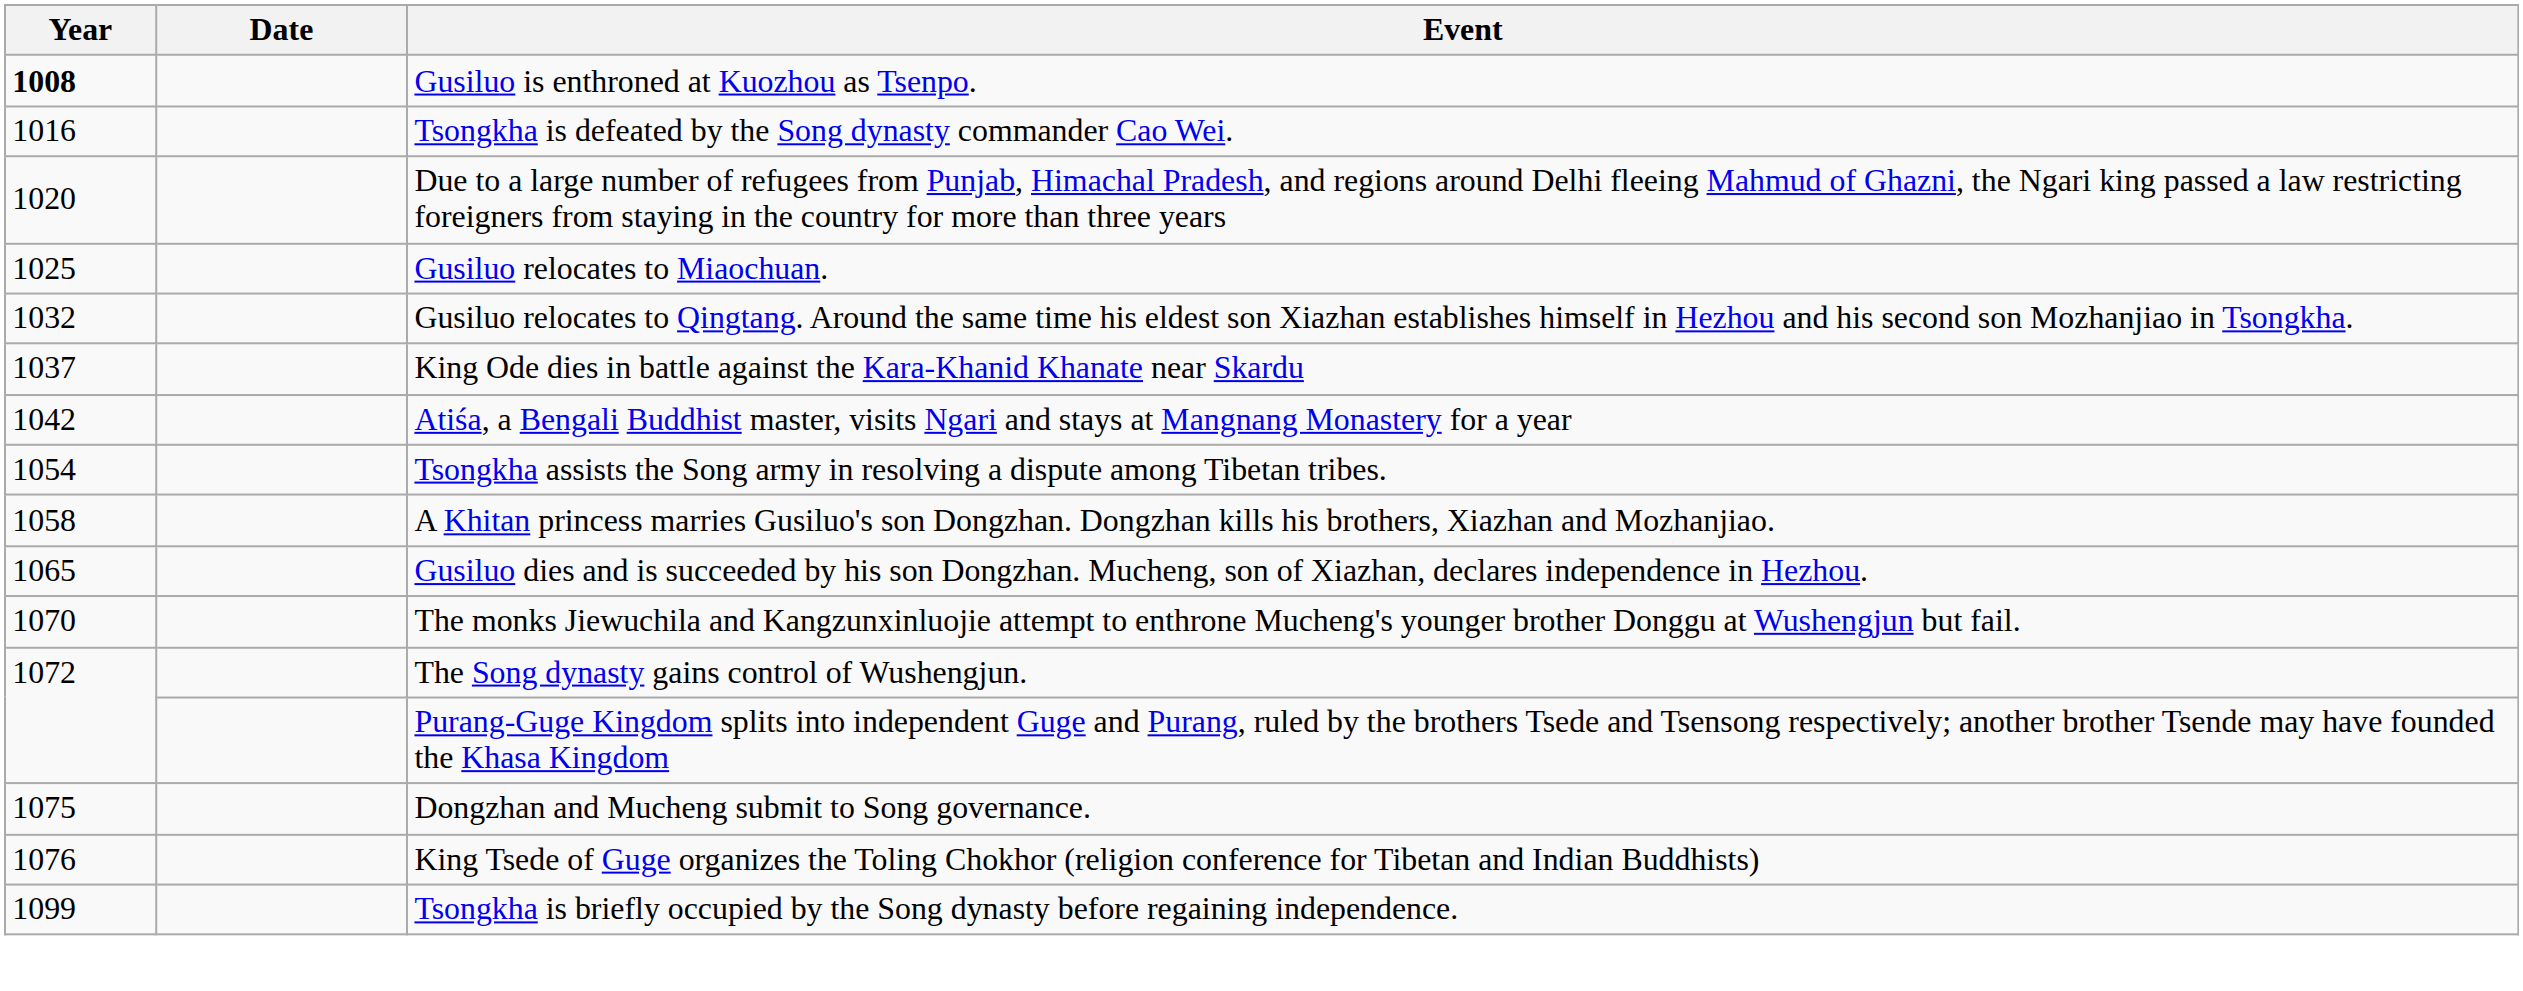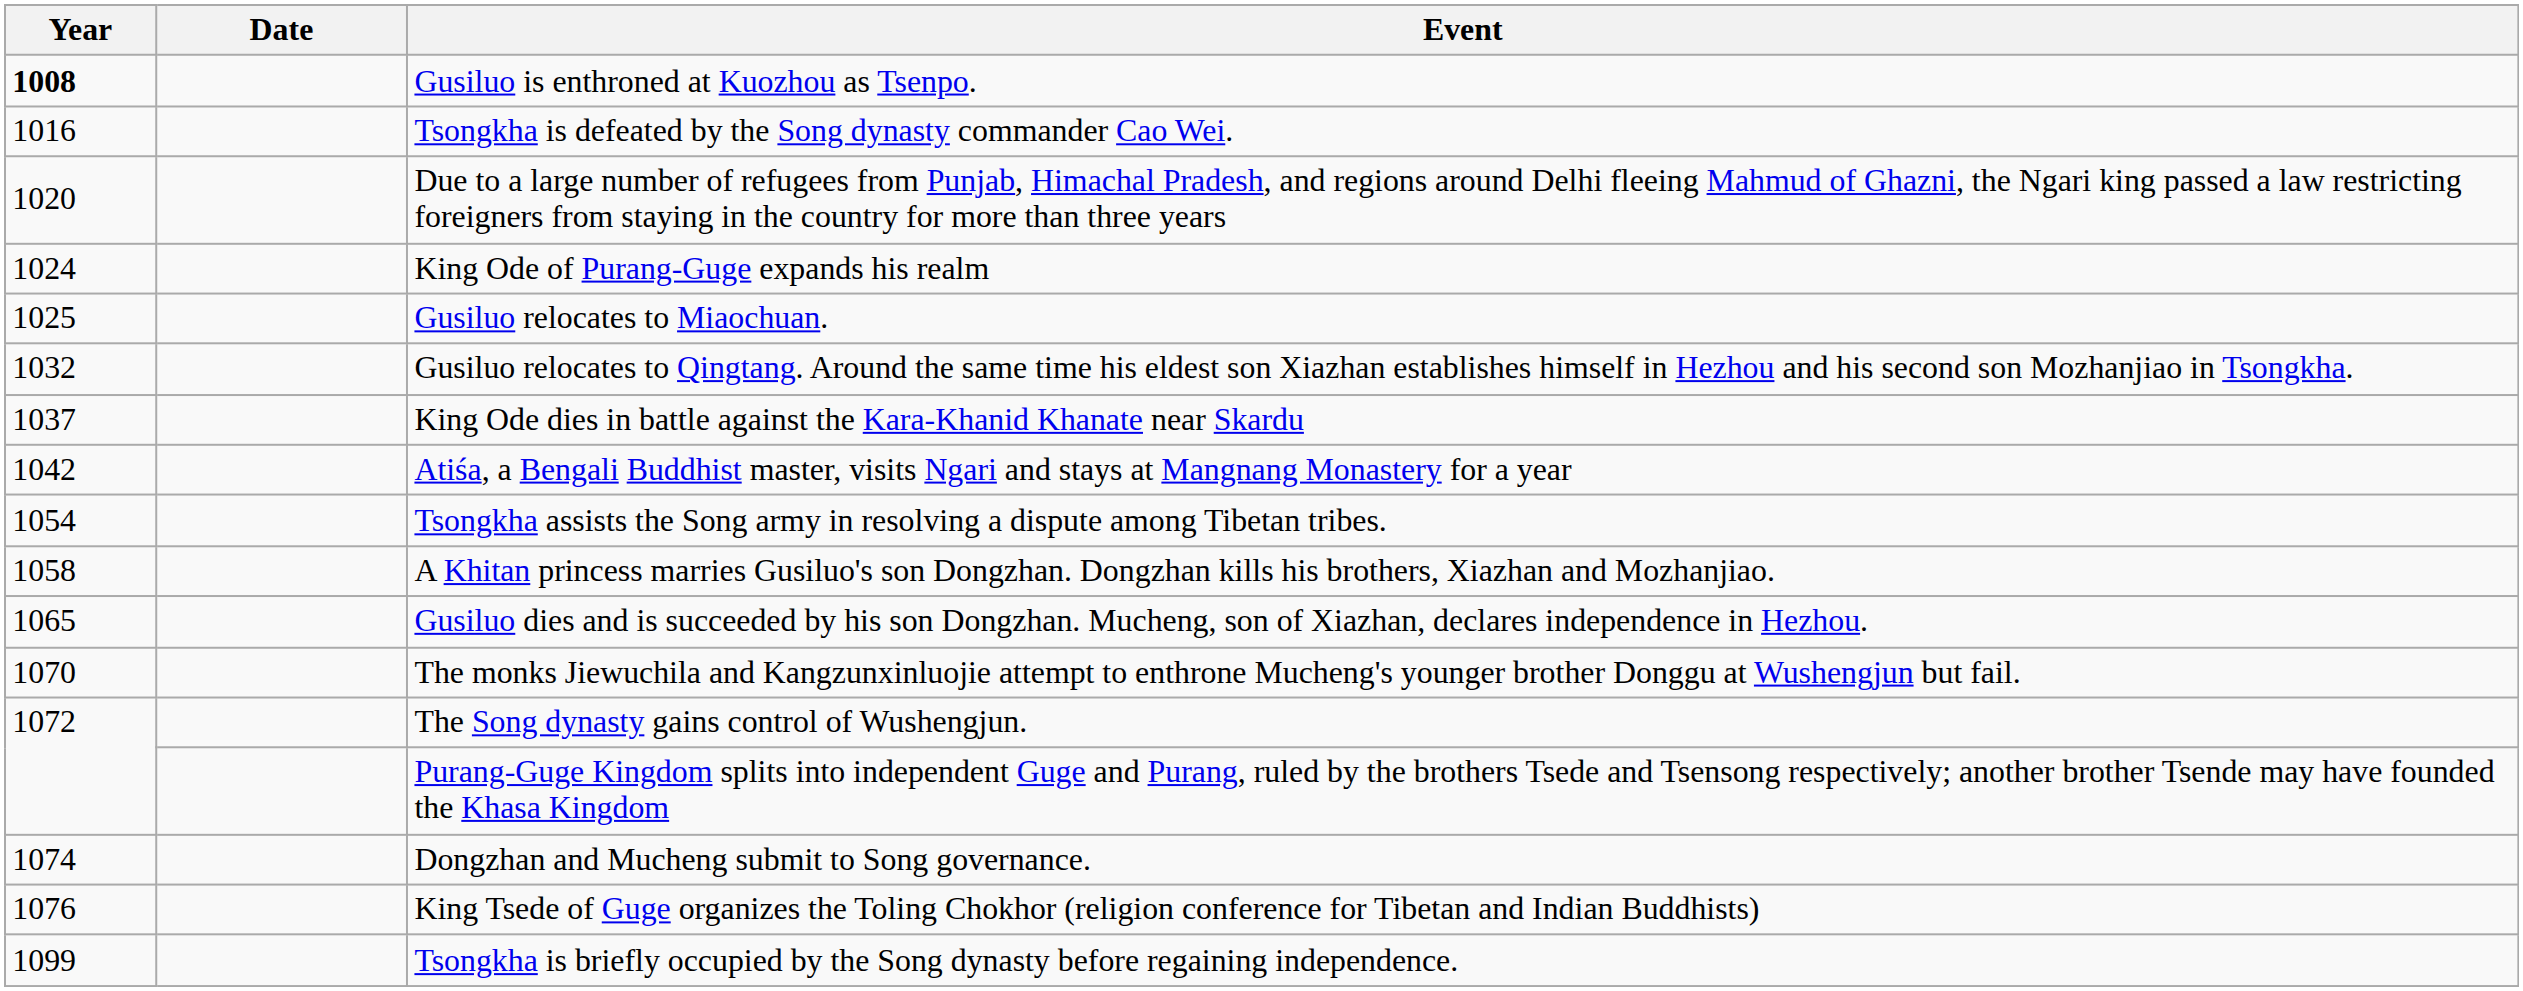+ row: (702, 267)
(44, 808) 1075 -> (44, 858) 1074
